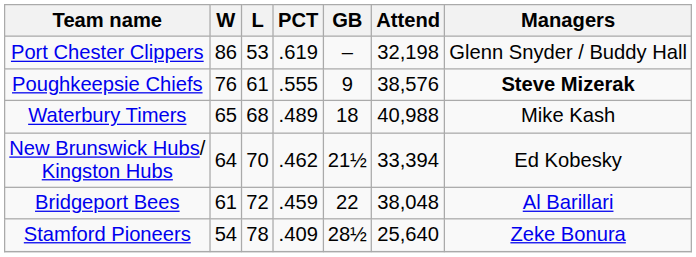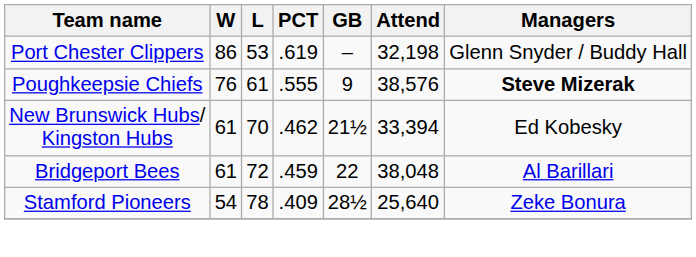- row: (107, 116)
(226, 159) 64 -> (226, 127) 61
